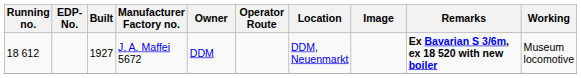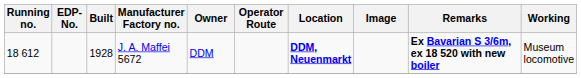(101, 53) 1927 -> (101, 53) 1928
(320, 53) normal -> (321, 53) bold
